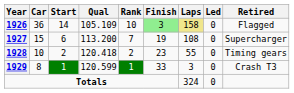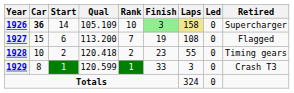(39, 25) normal -> (39, 25) bold
(256, 25) Flagged -> (256, 25) Supercharger
(256, 39) Supercharger -> (256, 39) Flagged
